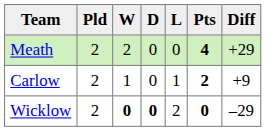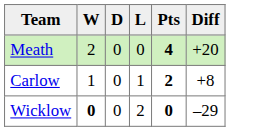- column: (95, 19)
(241, 50) +29 -> (206, 50) +20
(241, 80) +9 -> (206, 80) +8
(153, 111) bold -> (117, 111) normal
